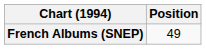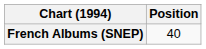(174, 34) 49 -> (174, 34) 40
